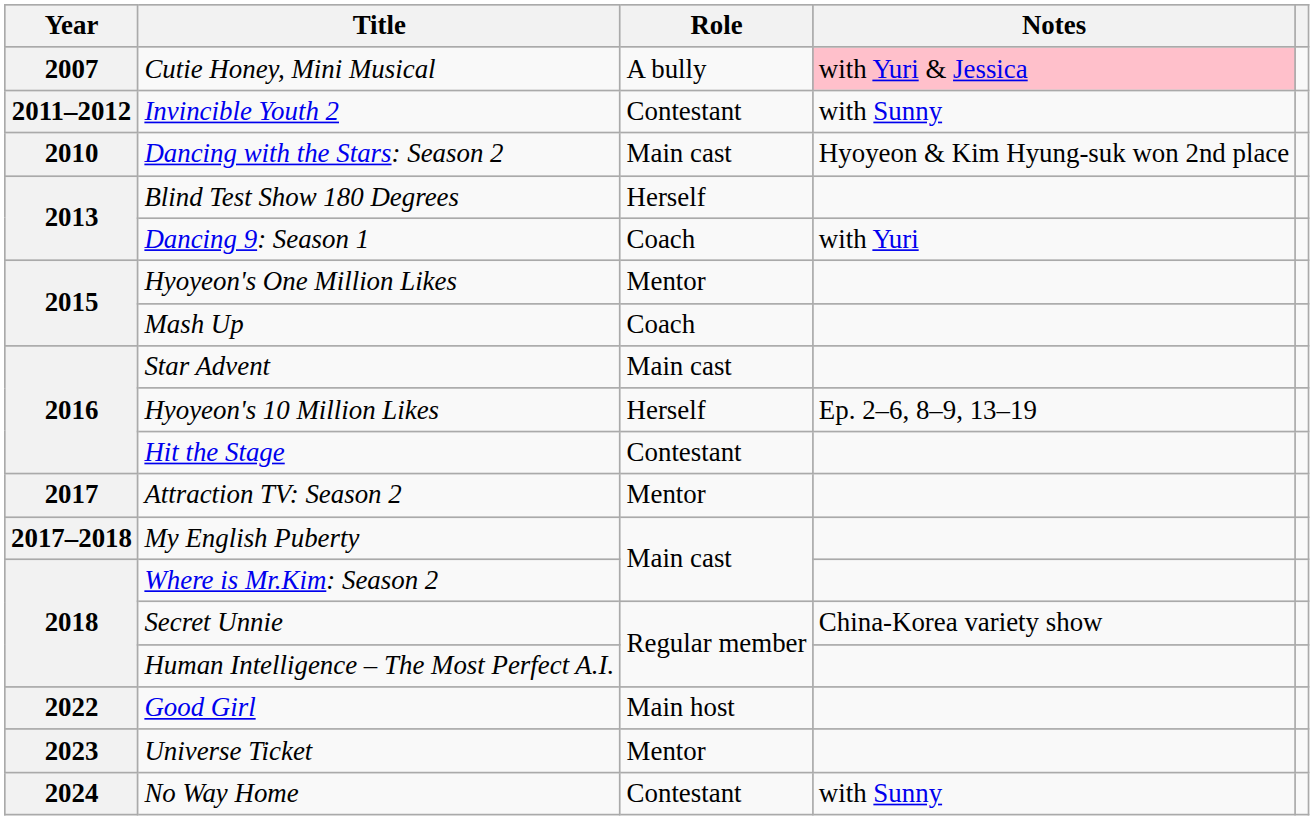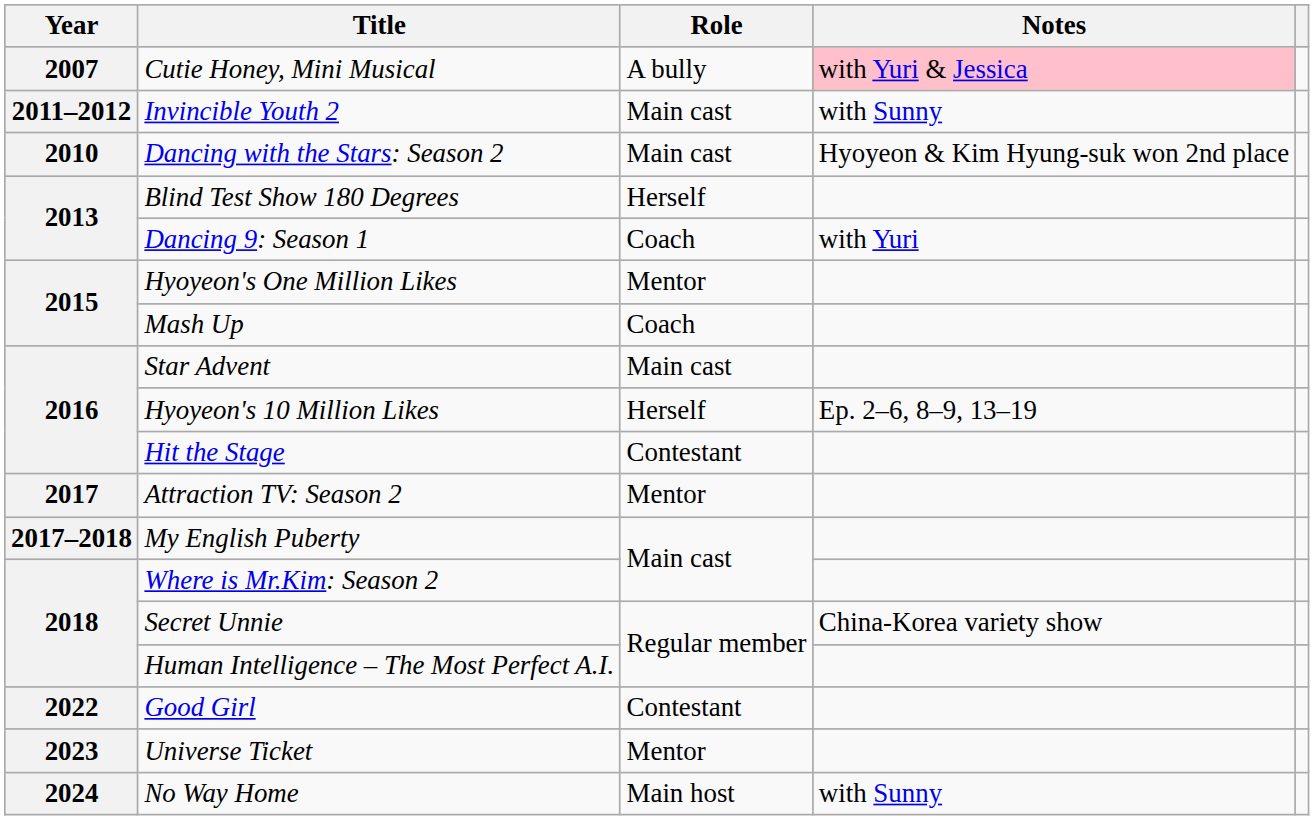(684, 111) Contestant -> (679, 111) Main cast
(681, 707) Main host -> (684, 707) Contestant
(684, 793) Contestant -> (681, 793) Main host
